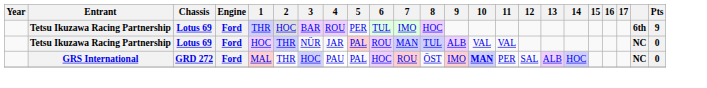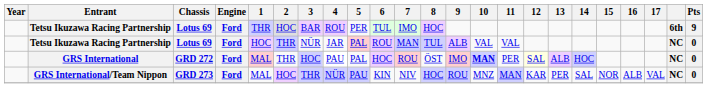(529, 59) no background -> (536, 59) lightyellow background
+ row: (100, 75)
